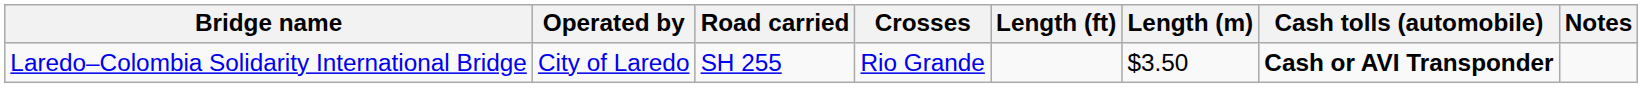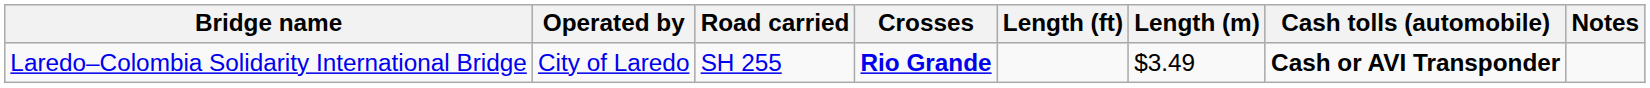(923, 62) normal -> (926, 62) bold
(1158, 62) $3.50 -> (1165, 62) $3.49
